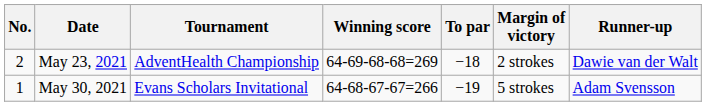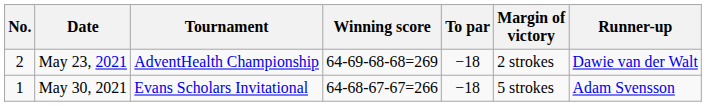(468, 88) −19 -> (468, 88) −18
